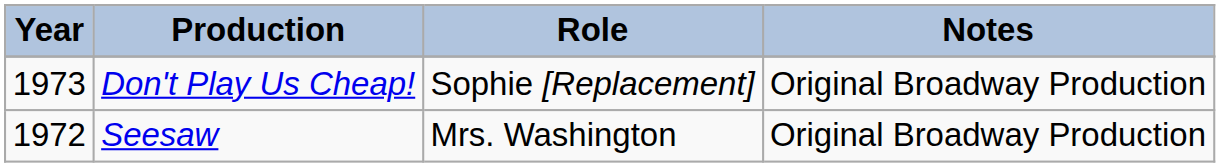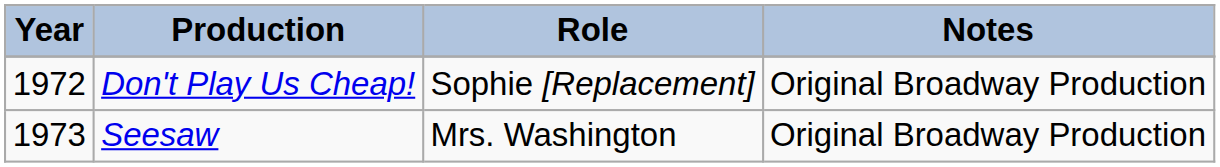(49, 82) 1973 -> (49, 82) 1972
(49, 135) 1972 -> (49, 135) 1973
